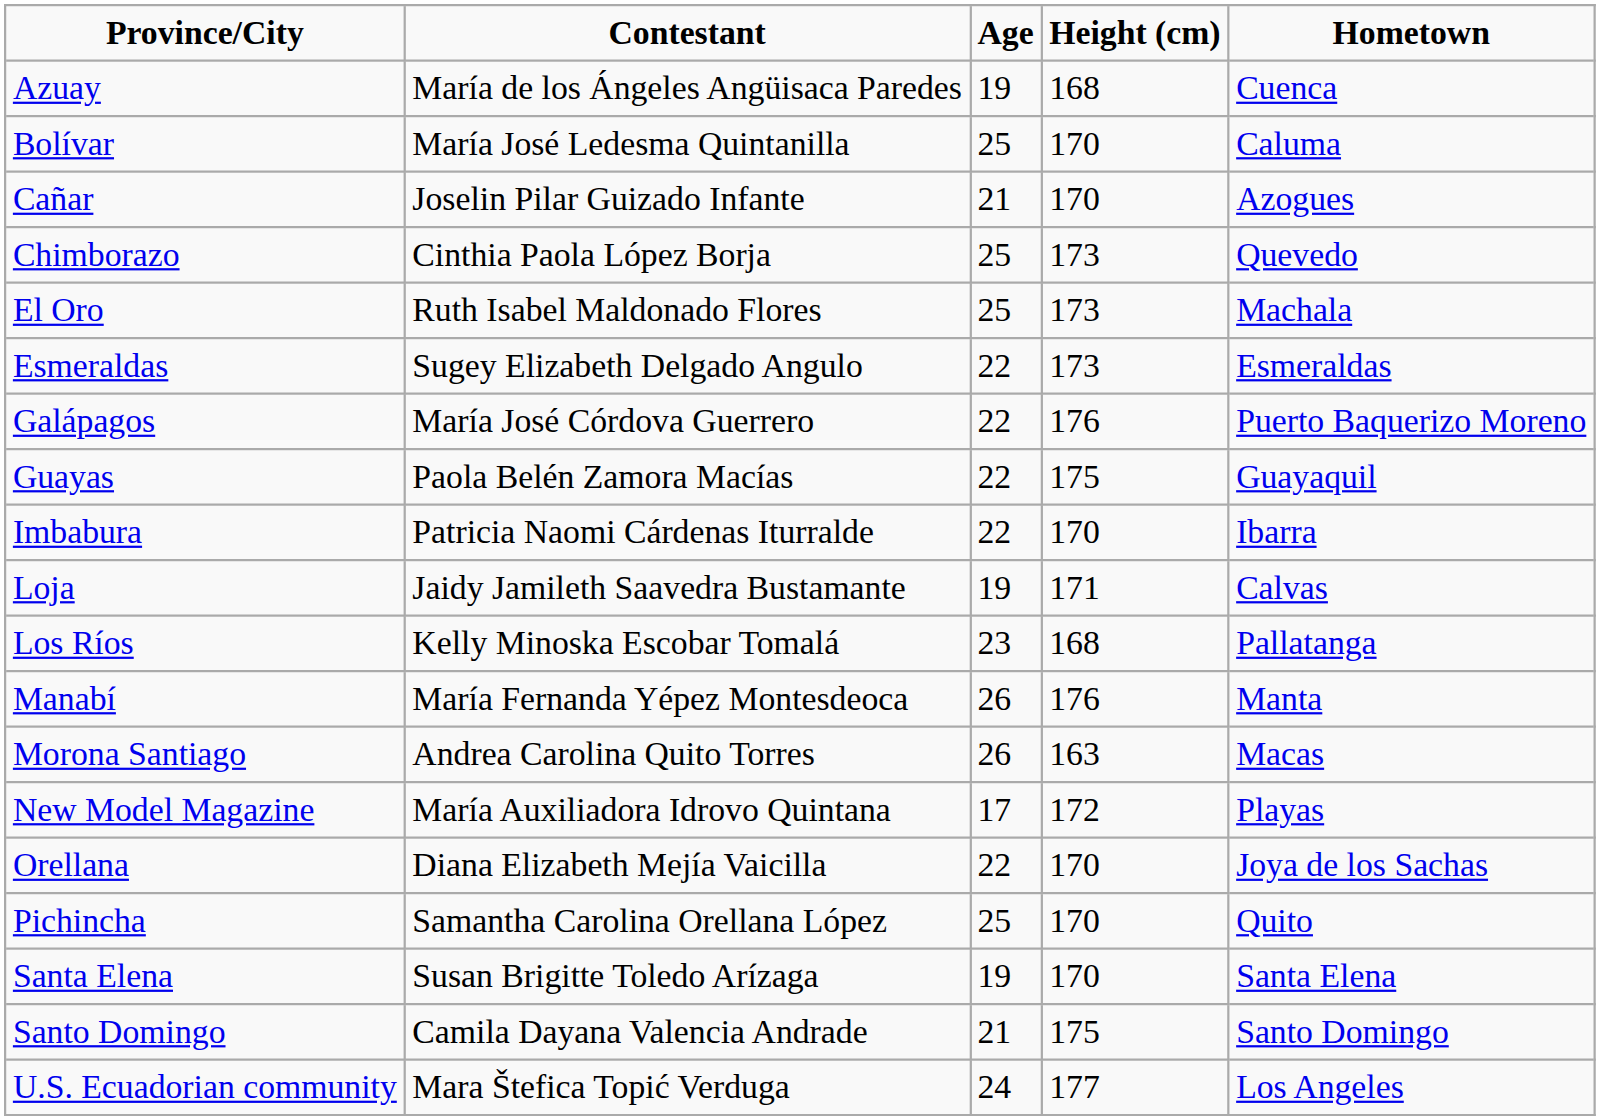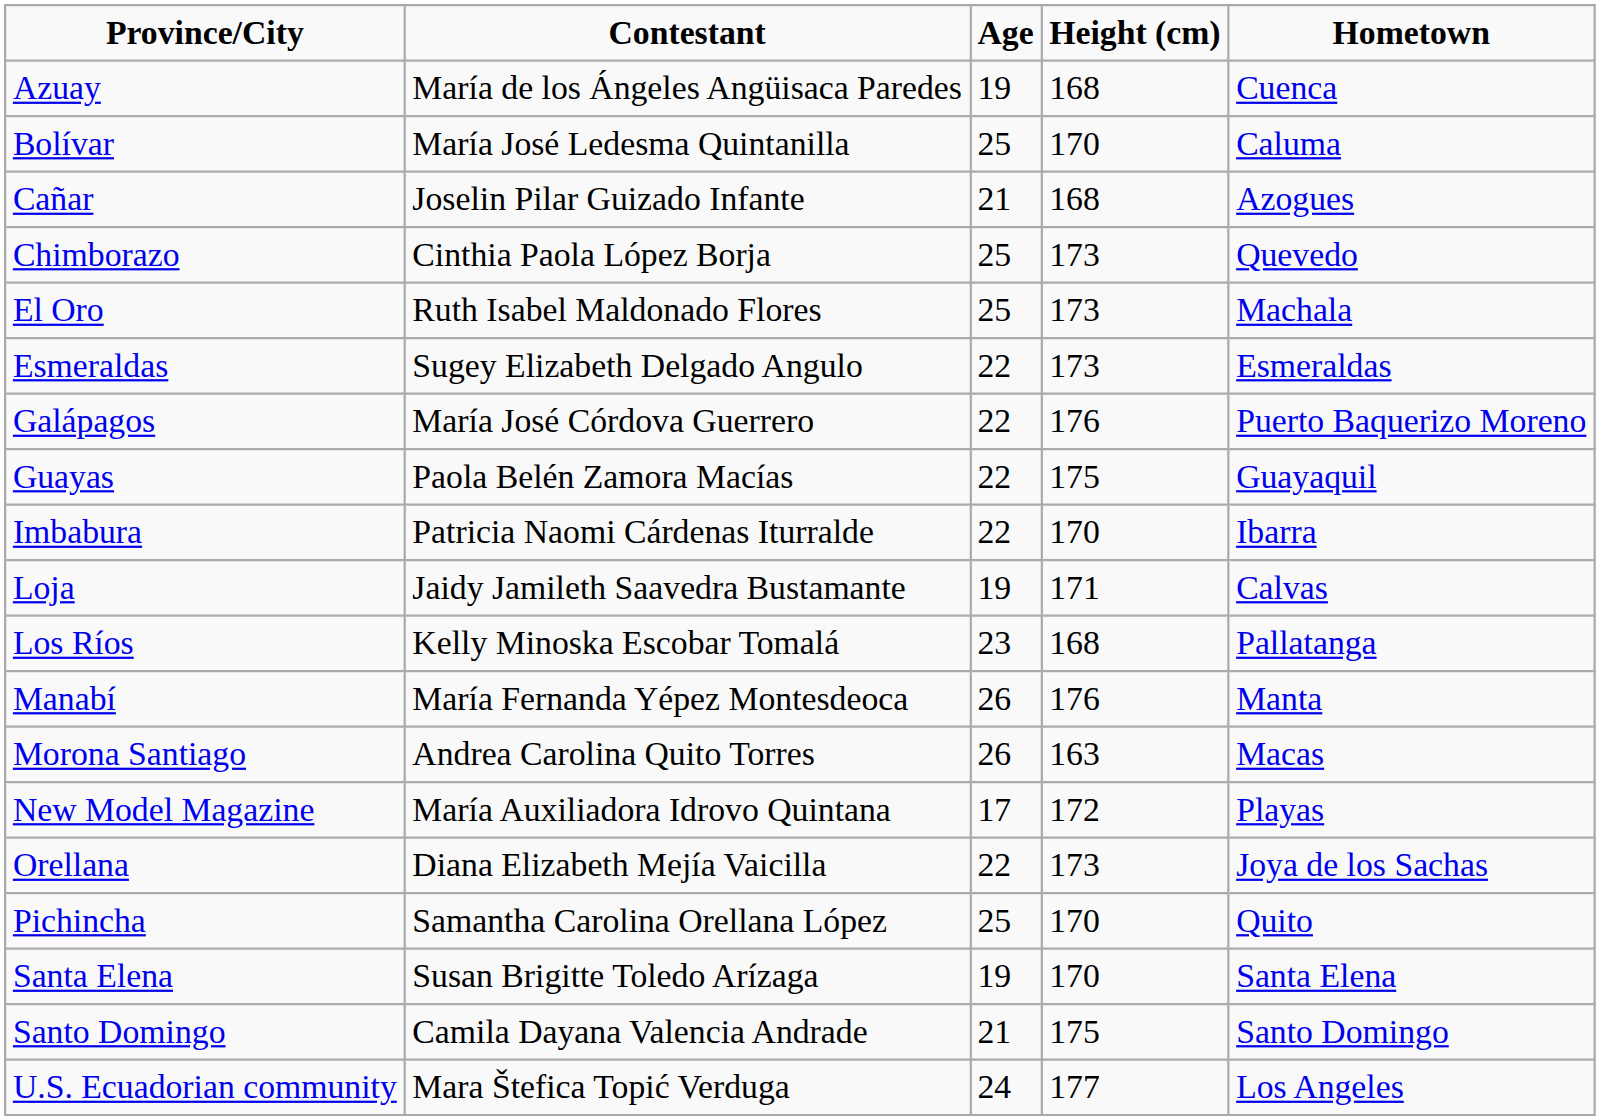(1075, 198) 170 -> (1075, 198) 168
(1075, 864) 170 -> (1075, 864) 173
